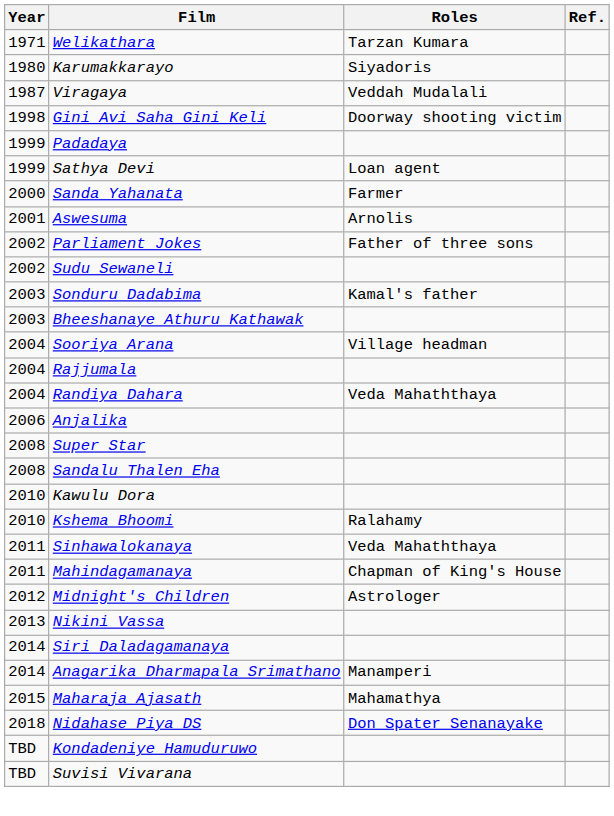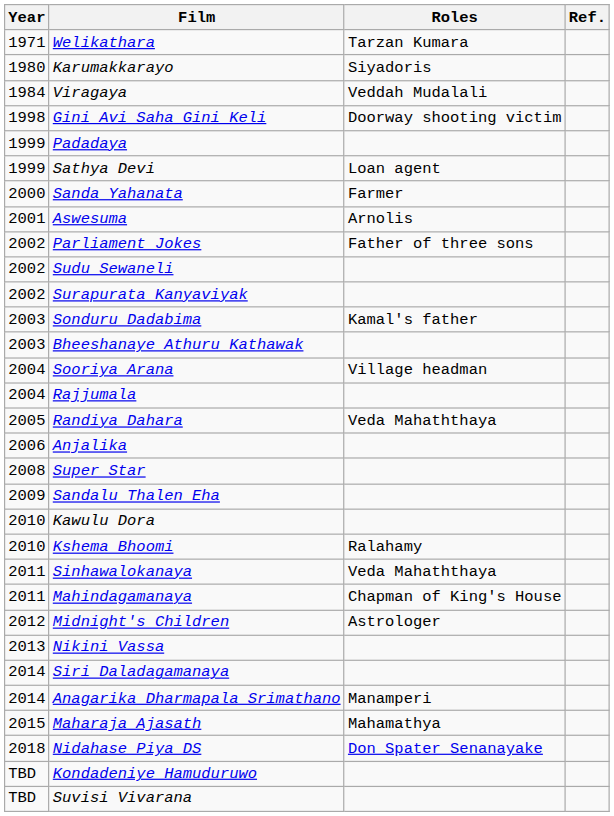(27, 93) 1987 -> (27, 93) 1984
+ row: (150, 295)
(27, 395) 2004 -> (27, 421) 2005
(27, 471) 2008 -> (27, 496) 2009
